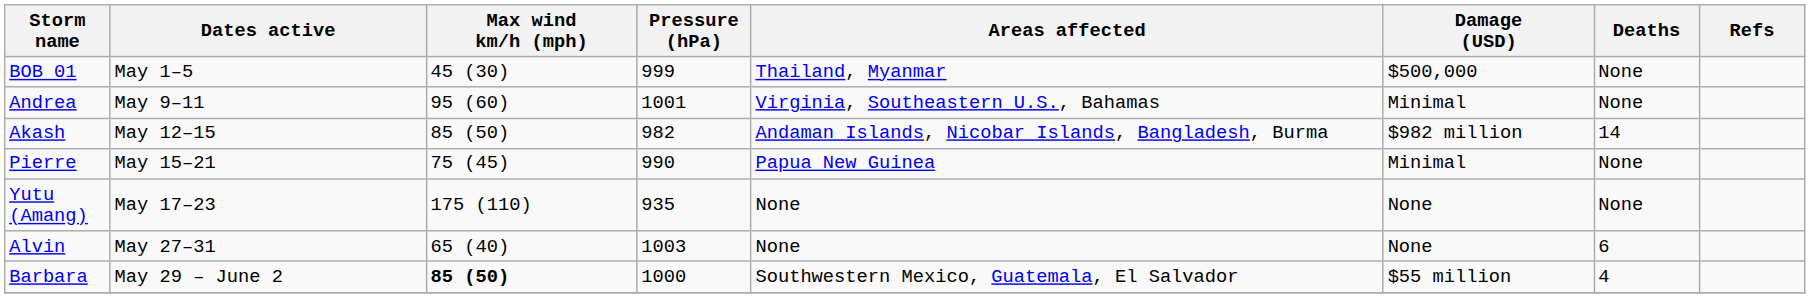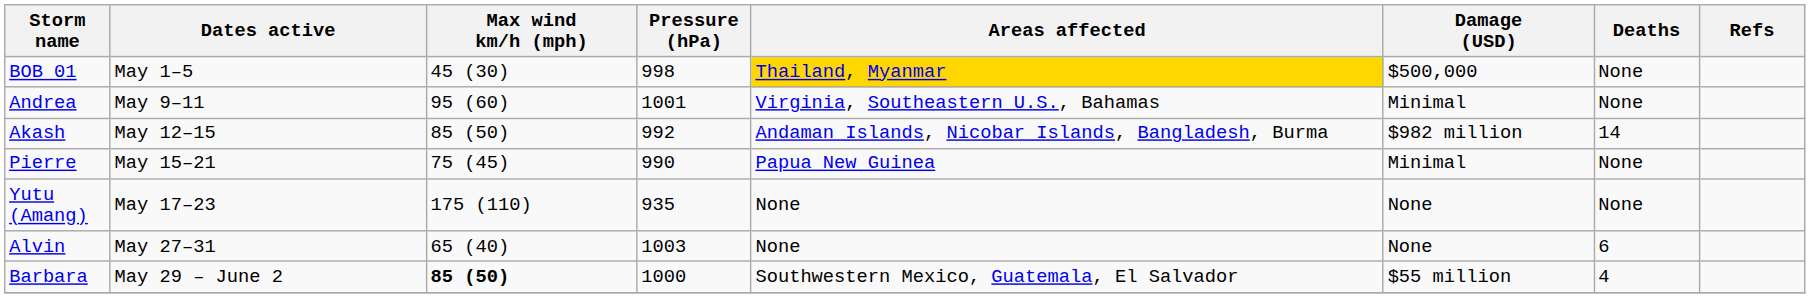(658, 72) 999 -> (658, 72) 998
(851, 72) no background -> (851, 72) gold background
(658, 133) 982 -> (658, 133) 992
